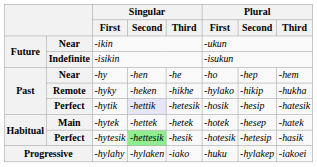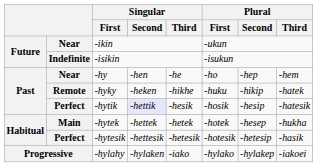(219, 91) -hylako -> (215, 91) -huku
(293, 91) -hukha -> (291, 91) -hatek
(184, 106) -hetesik -> (181, 106) -hesik
(291, 122) -hatek -> (293, 122) -hukha
(147, 138) lightgreen background -> (147, 138) no background
(181, 138) -hesik -> (184, 138) -hetesik
(215, 153) -huku -> (219, 153) -hylako
